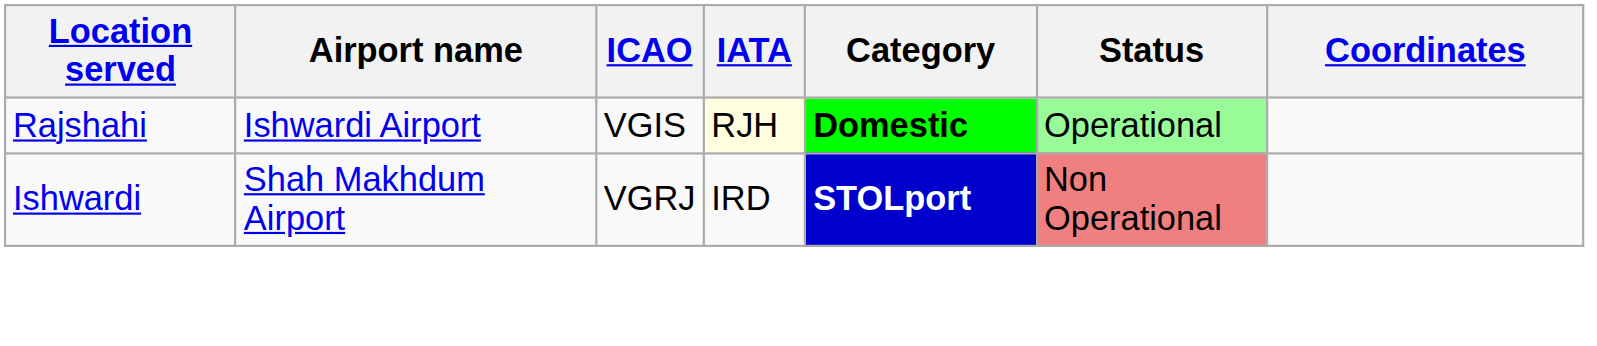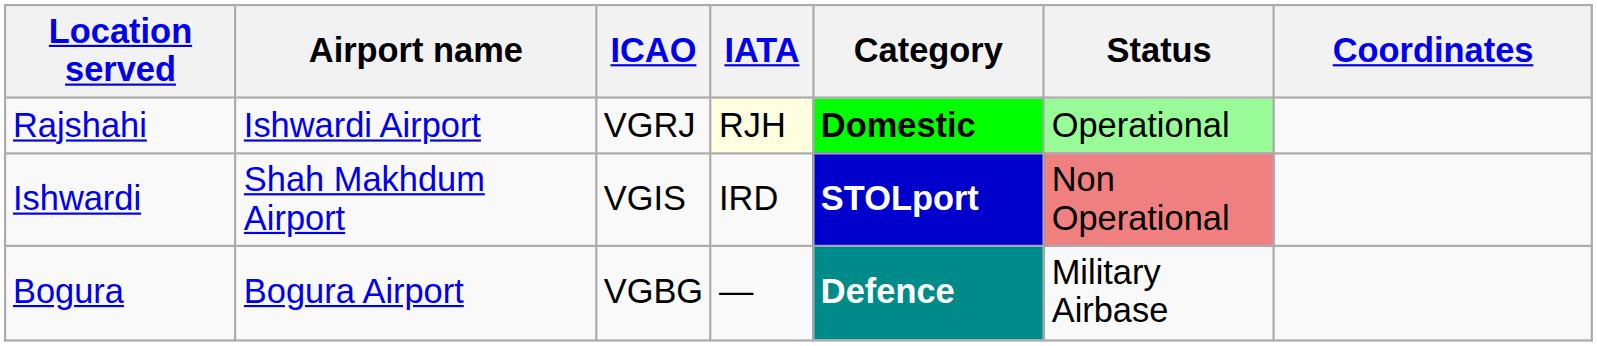(645, 125) VGIS -> (650, 125) VGRJ
(650, 198) VGRJ -> (645, 198) VGIS
+ row: (68, 292)
